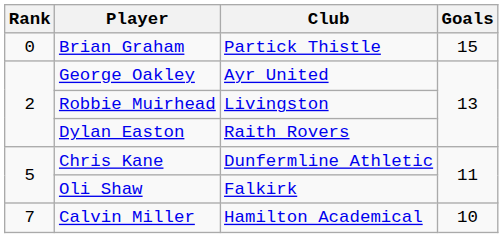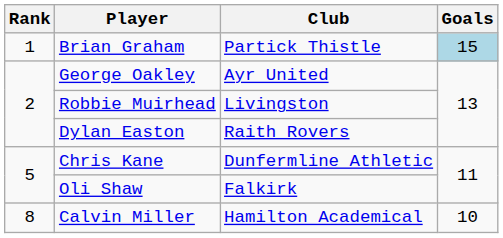(30, 47) 0 -> (30, 47) 1
(468, 47) no background -> (468, 47) lightblue background
(30, 218) 7 -> (30, 218) 8
